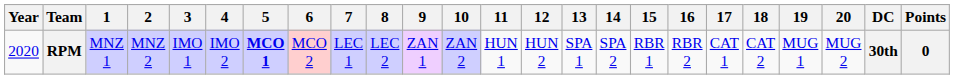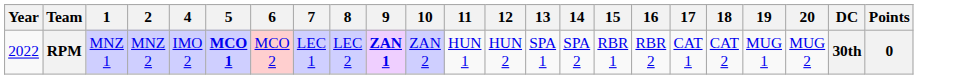- column: (187, 17)
(24, 52) 2020 -> (24, 52) 2022
(422, 52) normal -> (386, 52) bold
